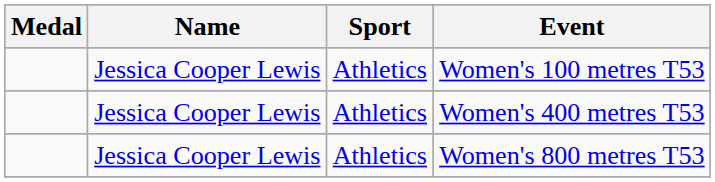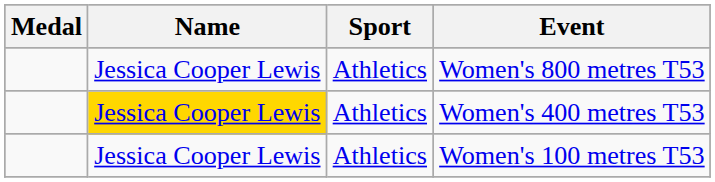rows swapped: (572, 69) <-> (572, 155)
(207, 112) no background -> (207, 112) gold background
